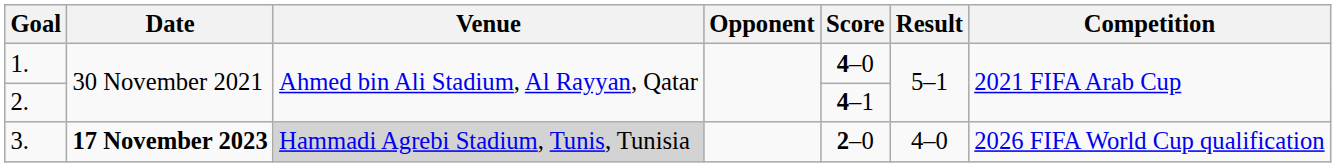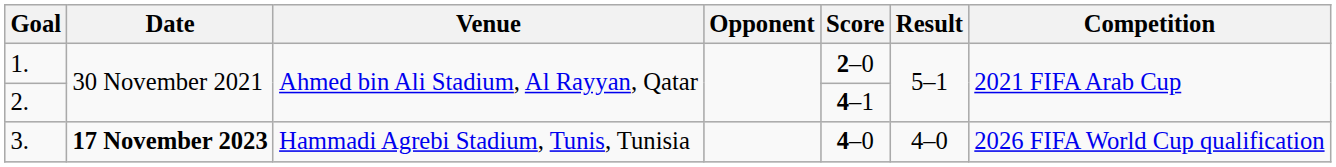(855, 63) 4–0 -> (855, 63) 2–0
(484, 141) lightgrey background -> (484, 141) no background
(855, 141) 2–0 -> (855, 141) 4–0
